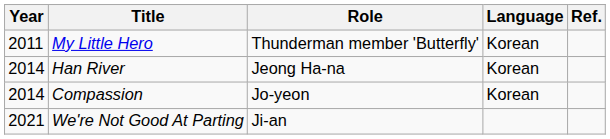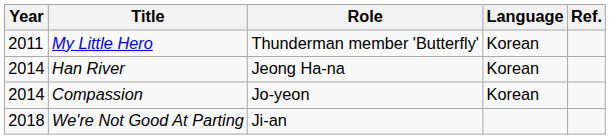(26, 120) 2021 -> (26, 120) 2018
